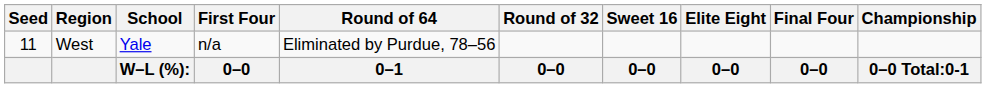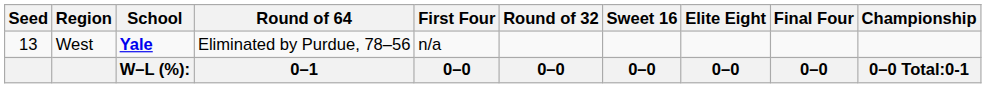columns swapped: (236, 18) <-> (389, 18)
(28, 44) 11 -> (28, 44) 13
(136, 44) normal -> (136, 44) bold
